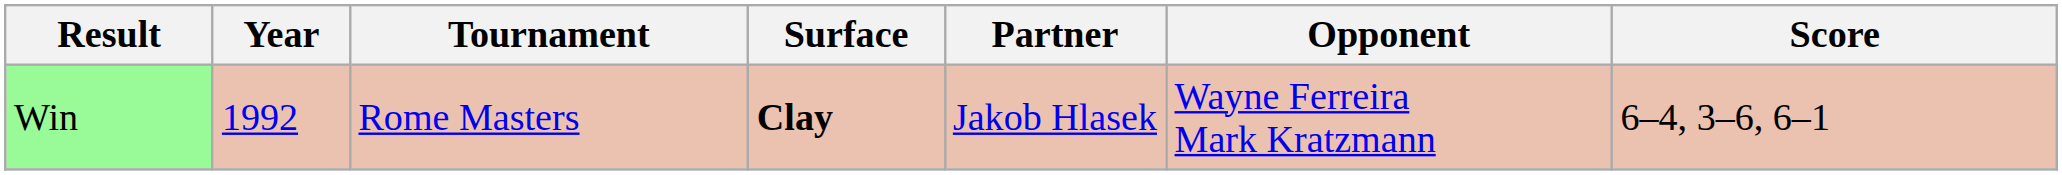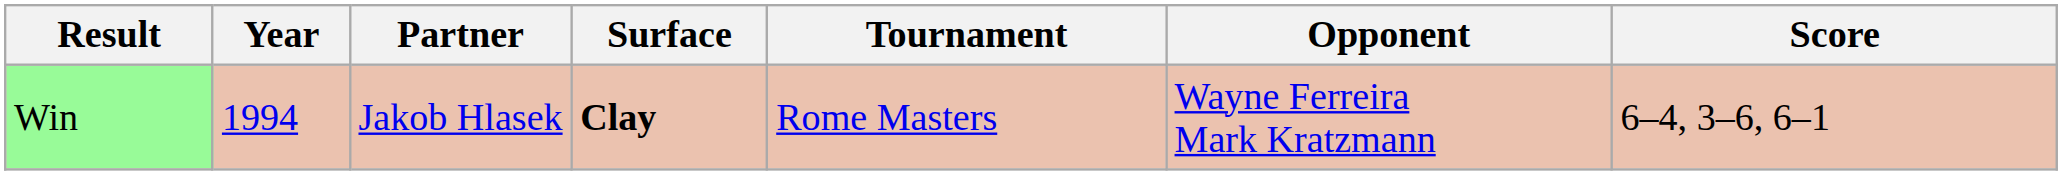columns swapped: (549, 34) <-> (1055, 34)
(260, 116) 1992 -> (260, 116) 1994
